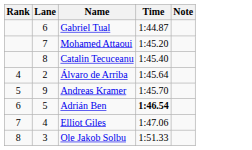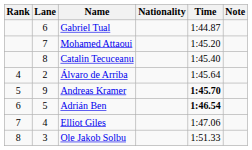+ column: (162, 12)
(153, 91) normal -> (205, 91) bold
